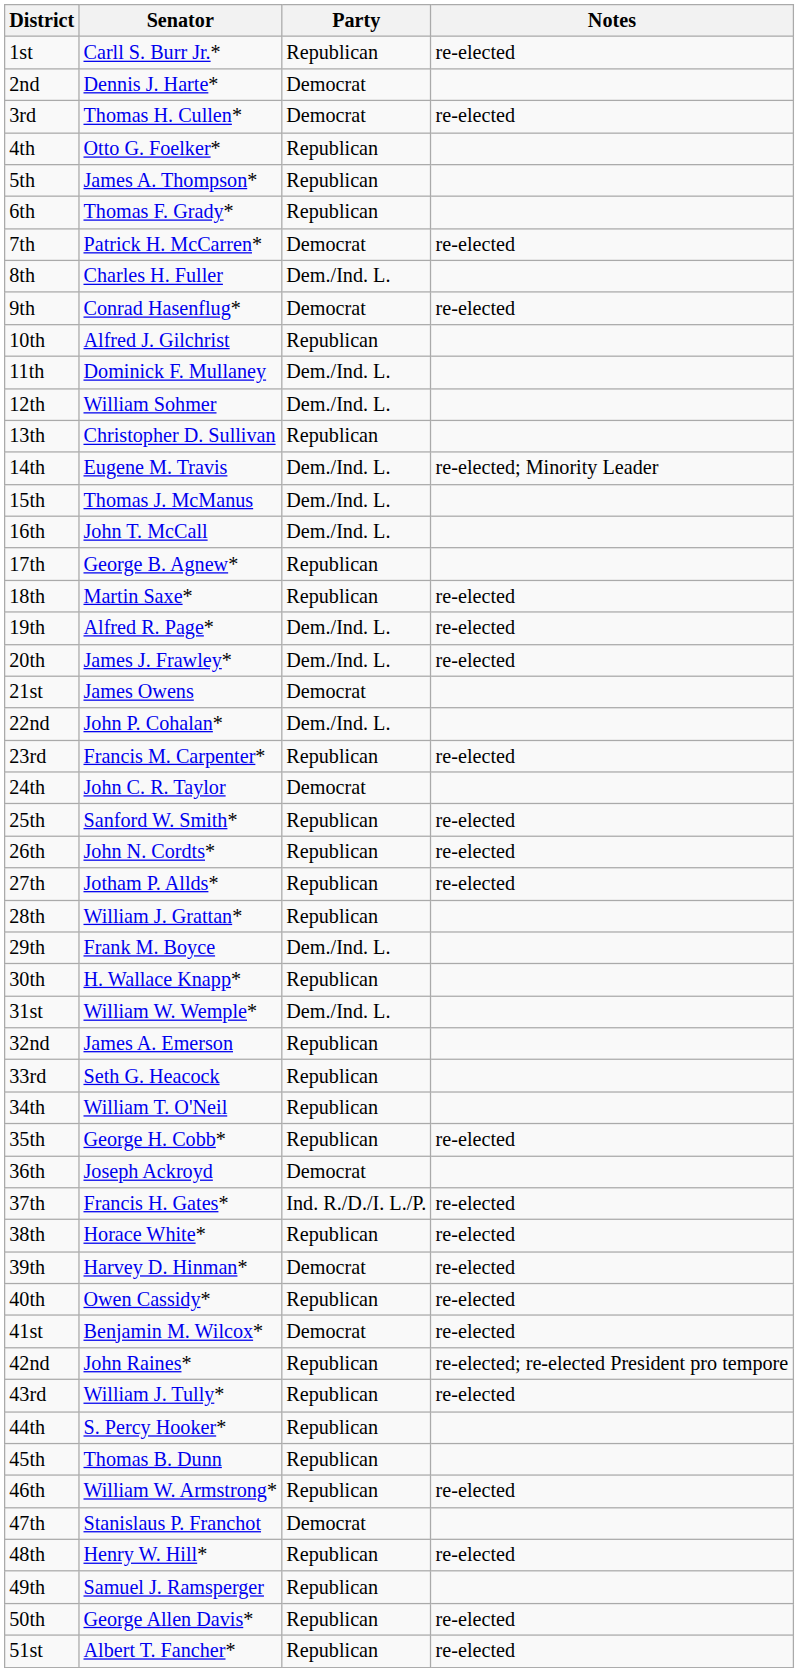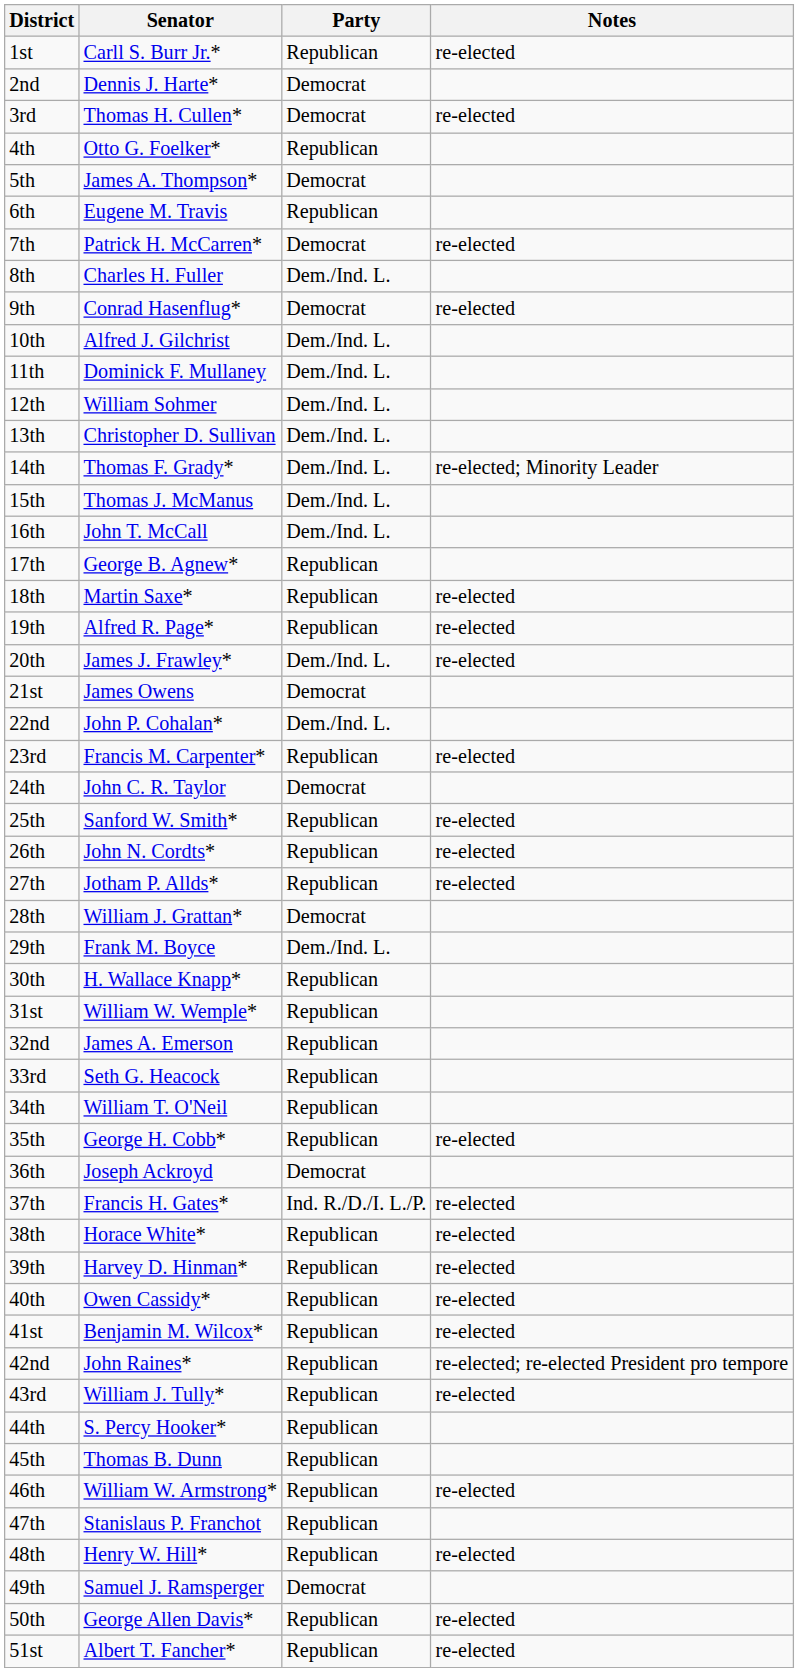(332, 180) Republican -> (326, 180) Democrat
(159, 212) Thomas F. Grady* -> (155, 212) Eugene M. Travis
(332, 340) Republican -> (338, 340) Dem./Ind. L.
(332, 436) Republican -> (338, 436) Dem./Ind. L.
(155, 468) Eugene M. Travis -> (159, 468) Thomas F. Grady*
(338, 627) Dem./Ind. L. -> (332, 627) Republican
(332, 915) Republican -> (326, 915) Democrat
(338, 1011) Dem./Ind. L. -> (332, 1011) Republican
(326, 1267) Democrat -> (332, 1267) Republican
(326, 1331) Democrat -> (332, 1331) Republican
(326, 1523) Democrat -> (332, 1523) Republican
(332, 1587) Republican -> (326, 1587) Democrat
